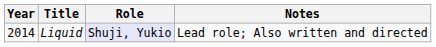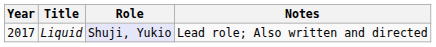(21, 33) 2014 -> (21, 33) 2017
